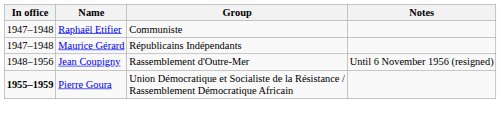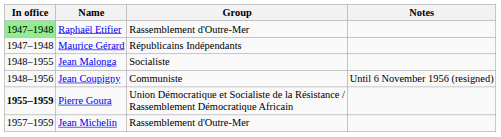(30, 29) no background -> (30, 29) lightgreen background
(156, 29) Communiste -> (189, 29) Rassemblement d'Outre-Mer
+ row: (87, 62)
(189, 62) Rassemblement d'Outre-Mer -> (156, 78) Communiste
+ row: (88, 123)
